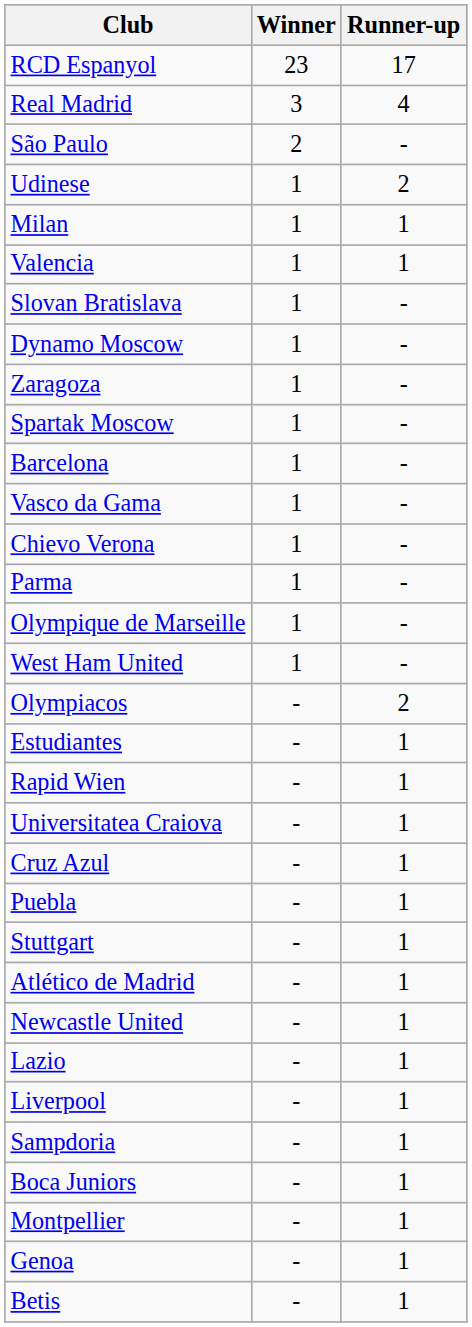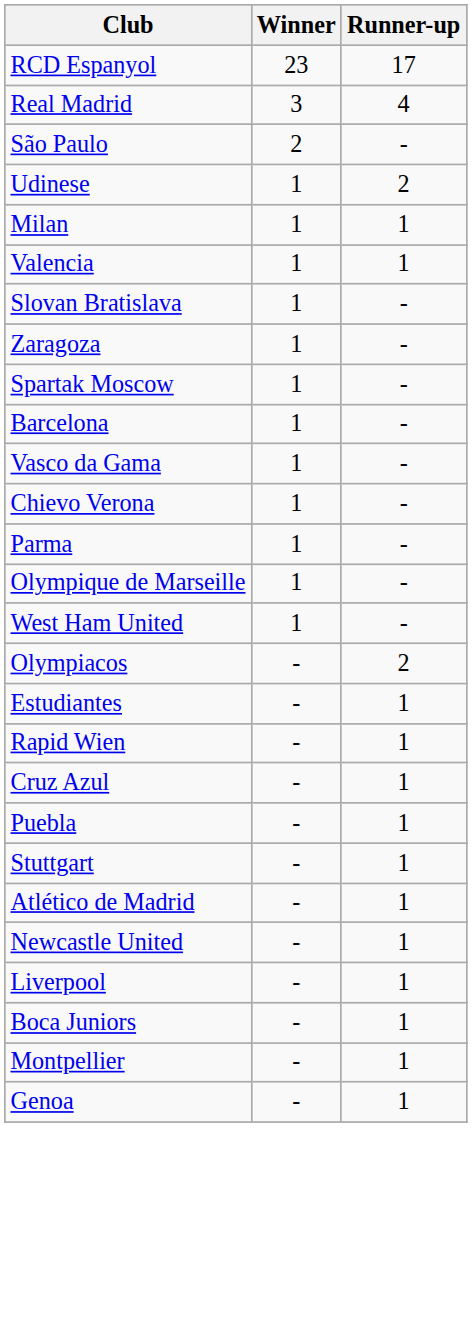- row: (97, 344)
- row: (116, 822)
- row: (38, 1062)
- row: (63, 1142)
- row: (35, 1301)
